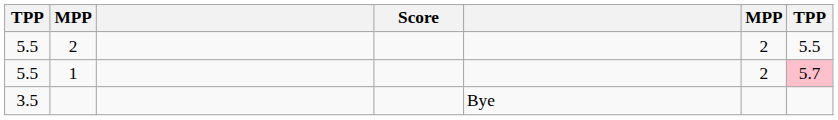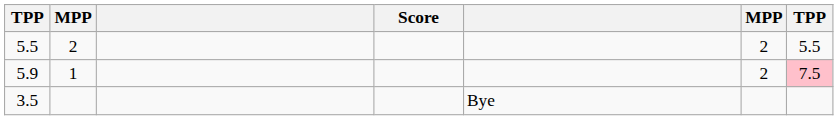(27, 73) 5.5 -> (27, 73) 5.9
(810, 73) 5.7 -> (810, 73) 7.5
